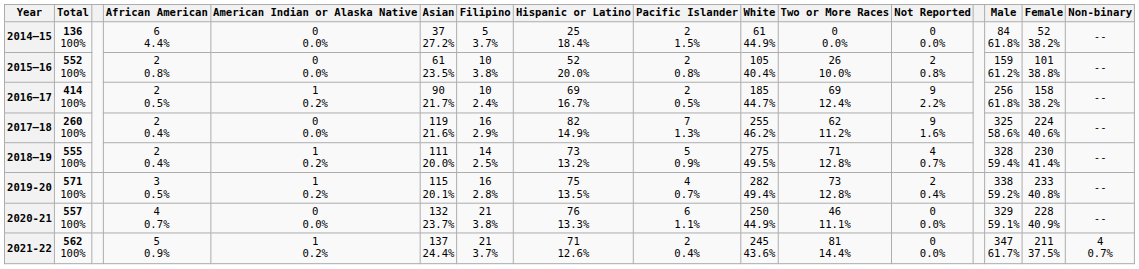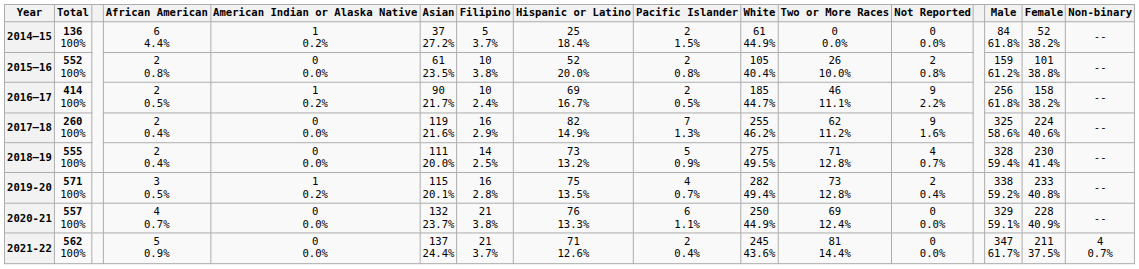(315, 37) 0 0.0% -> (315, 37) 1 0.2%
(835, 98) 69 12.4% -> (835, 98) 46 11.1%
(315, 158) 1 0.2% -> (315, 158) 0 0.0%
(835, 218) 46 11.1% -> (835, 218) 69 12.4%
(315, 248) 1 0.2% -> (315, 248) 0 0.0%
